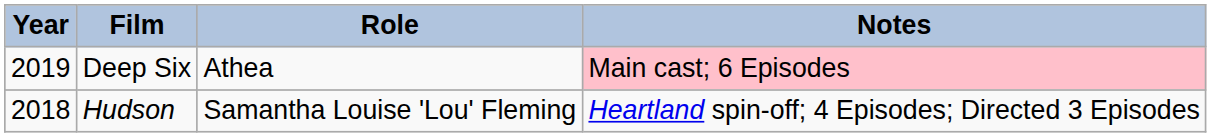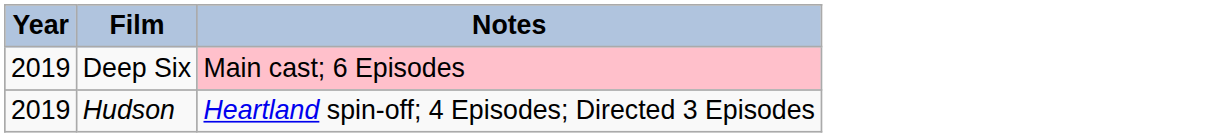- column: (390, 25)
(41, 110) 2018 -> (41, 110) 2019
